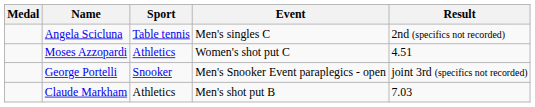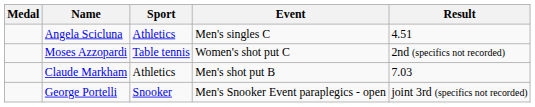(161, 34) Table tennis -> (154, 34) Athletics
(448, 34) 2nd (specifics not recorded) -> (402, 34) 4.51
(154, 53) Athletics -> (161, 53) Table tennis
(402, 53) 4.51 -> (448, 53) 2nd (specifics not recorded)
rows swapped: (86, 92) <-> (81, 73)
